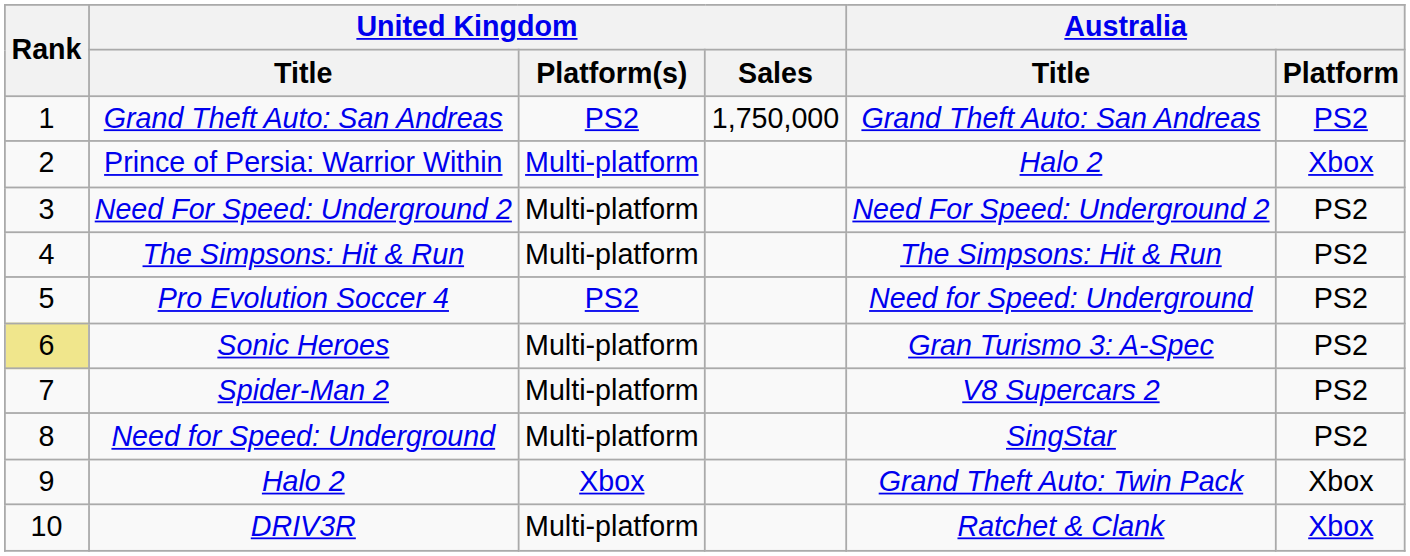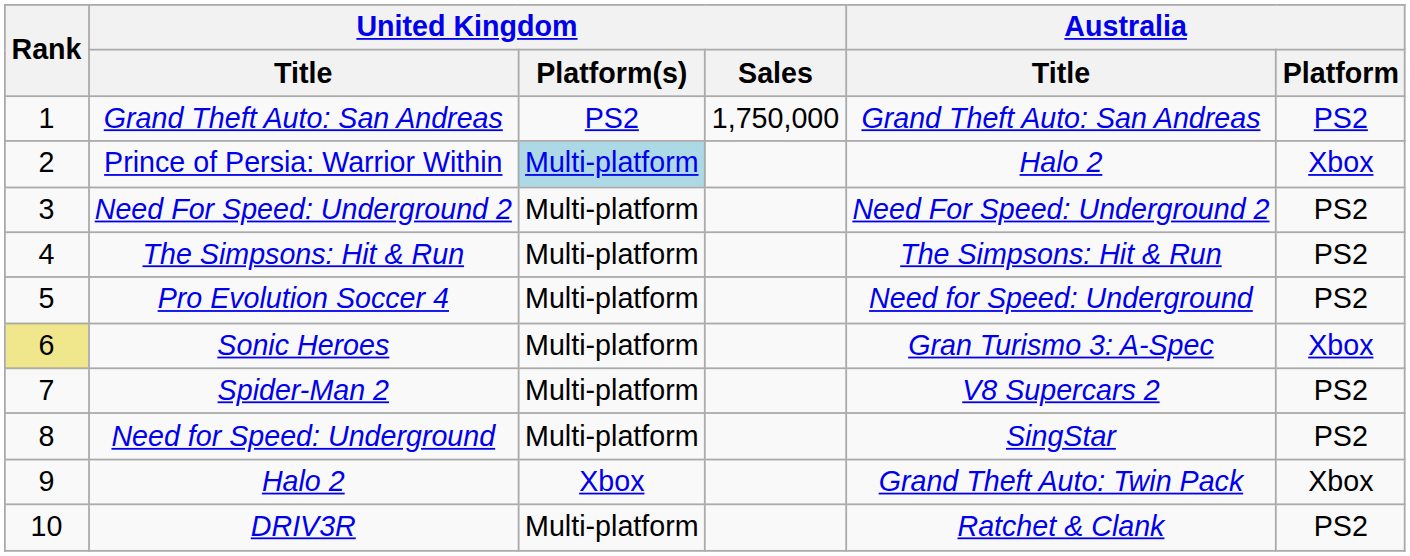(612, 163) no background -> (612, 163) lightblue background
(612, 299) PS2 -> (612, 299) Multi-platform
(1341, 345) PS2 -> (1341, 345) Xbox
(1341, 526) Xbox -> (1341, 526) PS2
